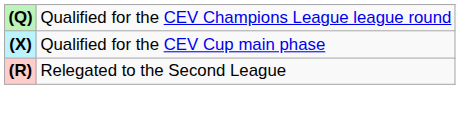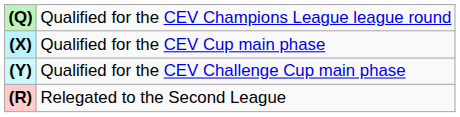+ row: (223, 71)
